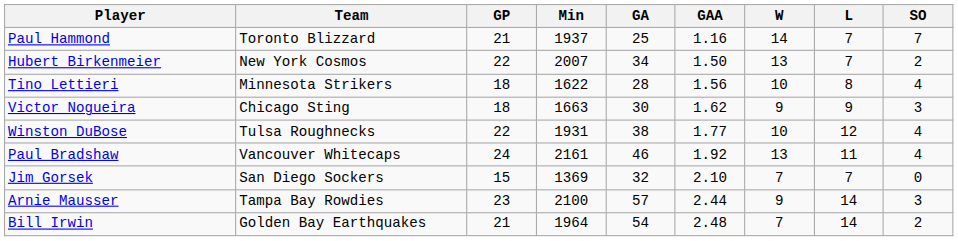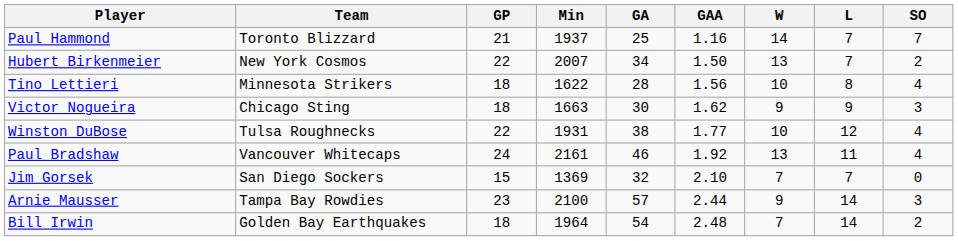(502, 224) 21 -> (502, 224) 18
